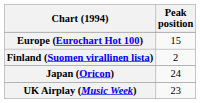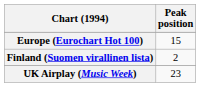- row: (80, 73)
